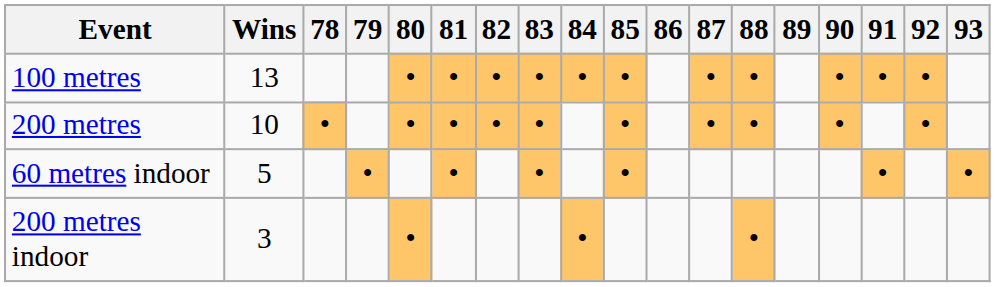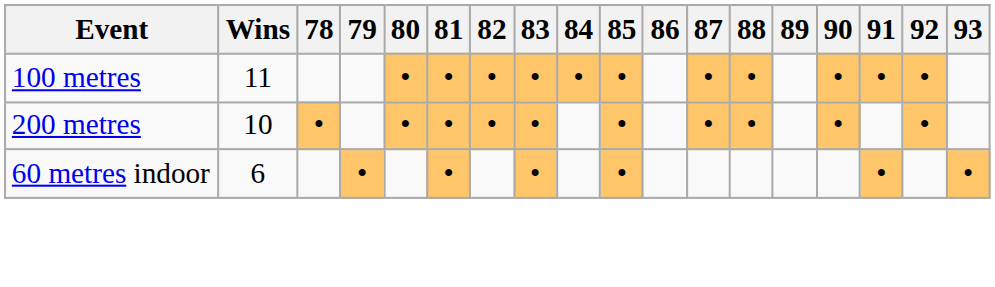(264, 77) 13 -> (258, 77) 11
(264, 173) 5 -> (258, 173) 6
- row: (76, 239)
